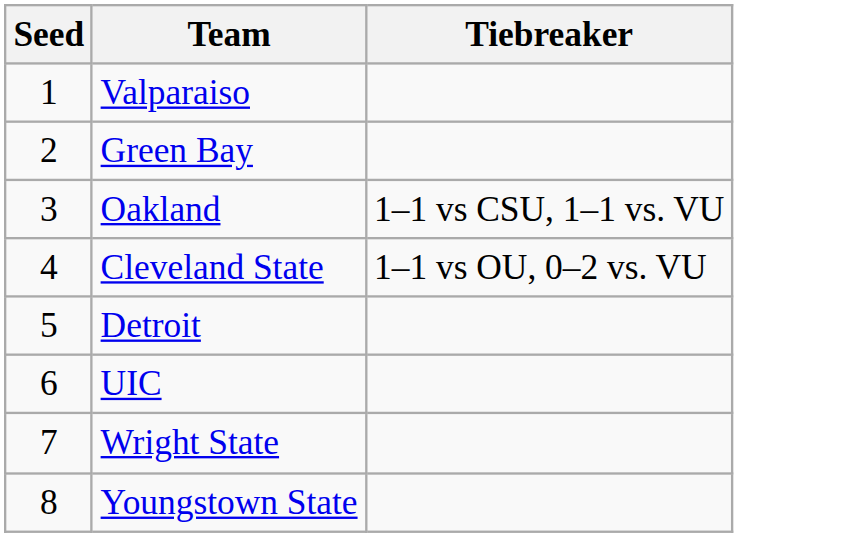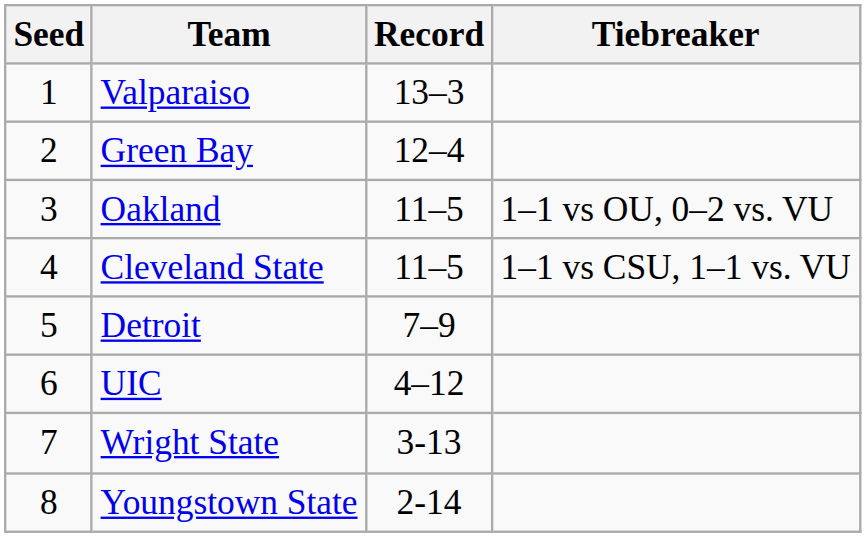+ column: (429, 33)
(549, 209) 1–1 vs CSU, 1–1 vs. VU -> (667, 209) 1–1 vs OU, 0–2 vs. VU
(540, 267) 1–1 vs OU, 0–2 vs. VU -> (676, 267) 1–1 vs CSU, 1–1 vs. VU
